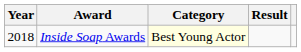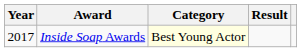(21, 36) 2018 -> (21, 36) 2017
